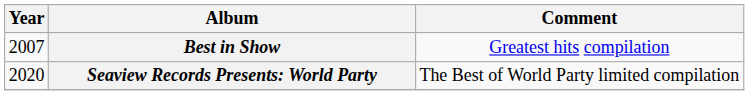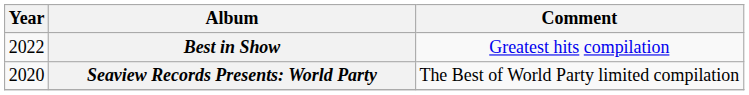(27, 47) 2007 -> (27, 47) 2022
